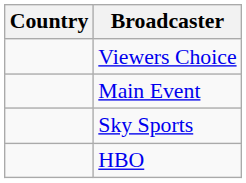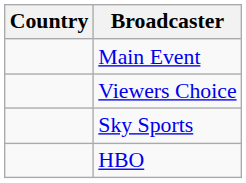rows swapped: (149, 90) <-> (167, 56)
